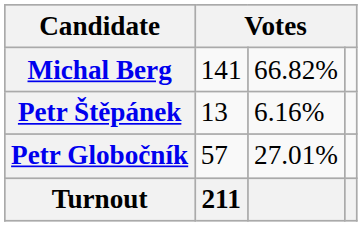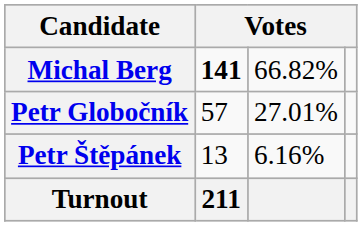(221, 69) normal -> (221, 69) bold
rows swapped: (100, 155) <-> (100, 112)
